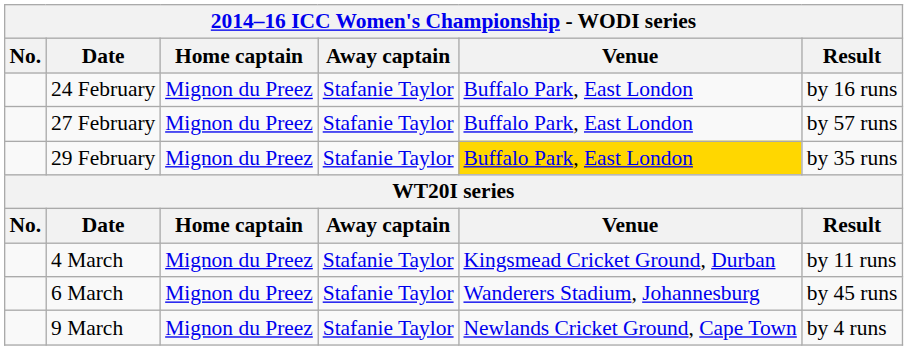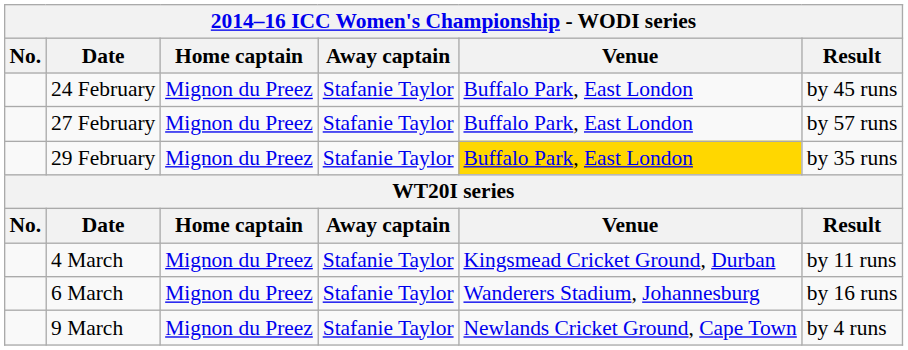(852, 89) by 16 runs -> (852, 89) by 45 runs
(852, 293) by 45 runs -> (852, 293) by 16 runs
